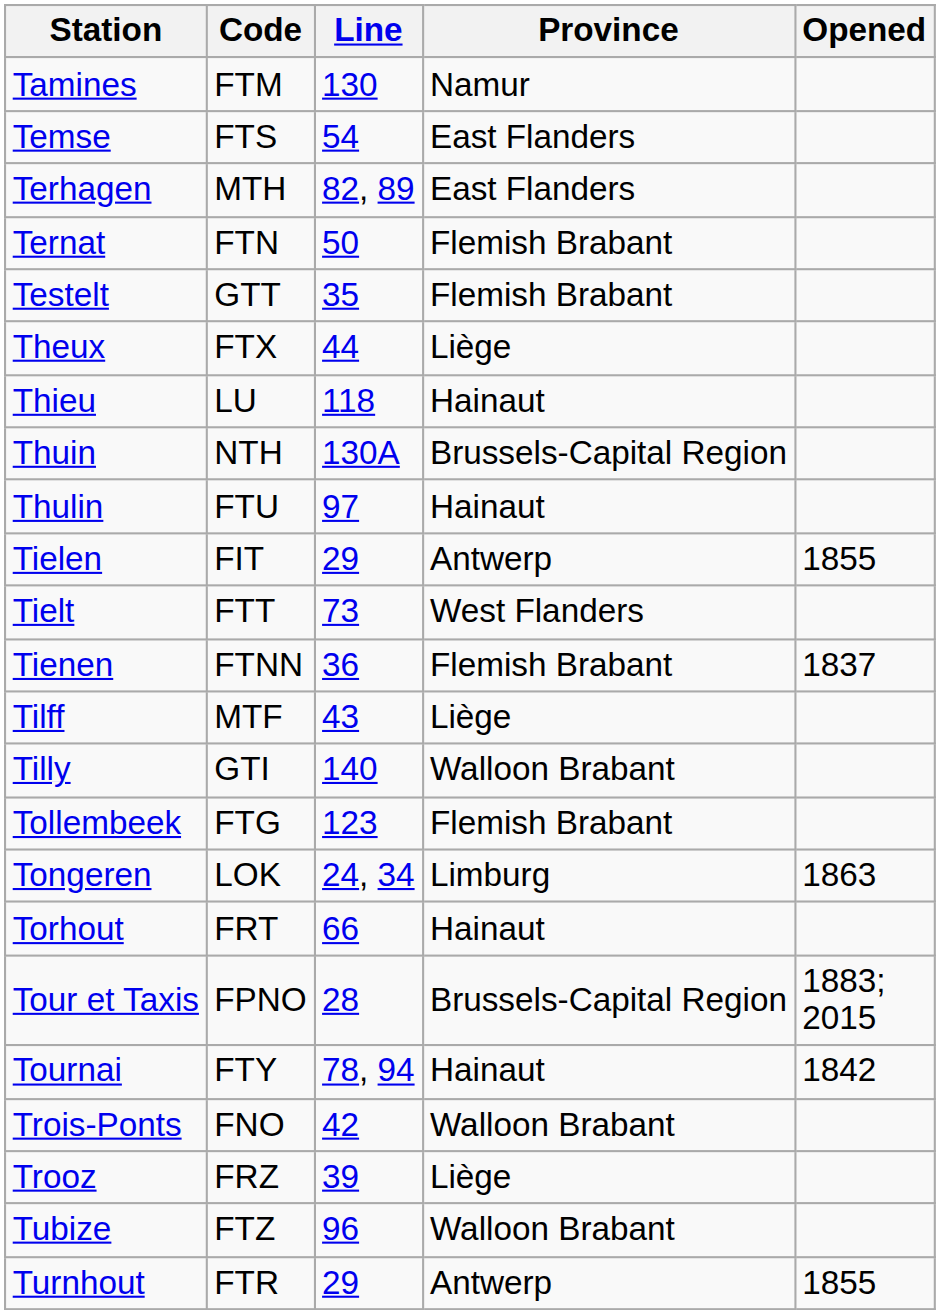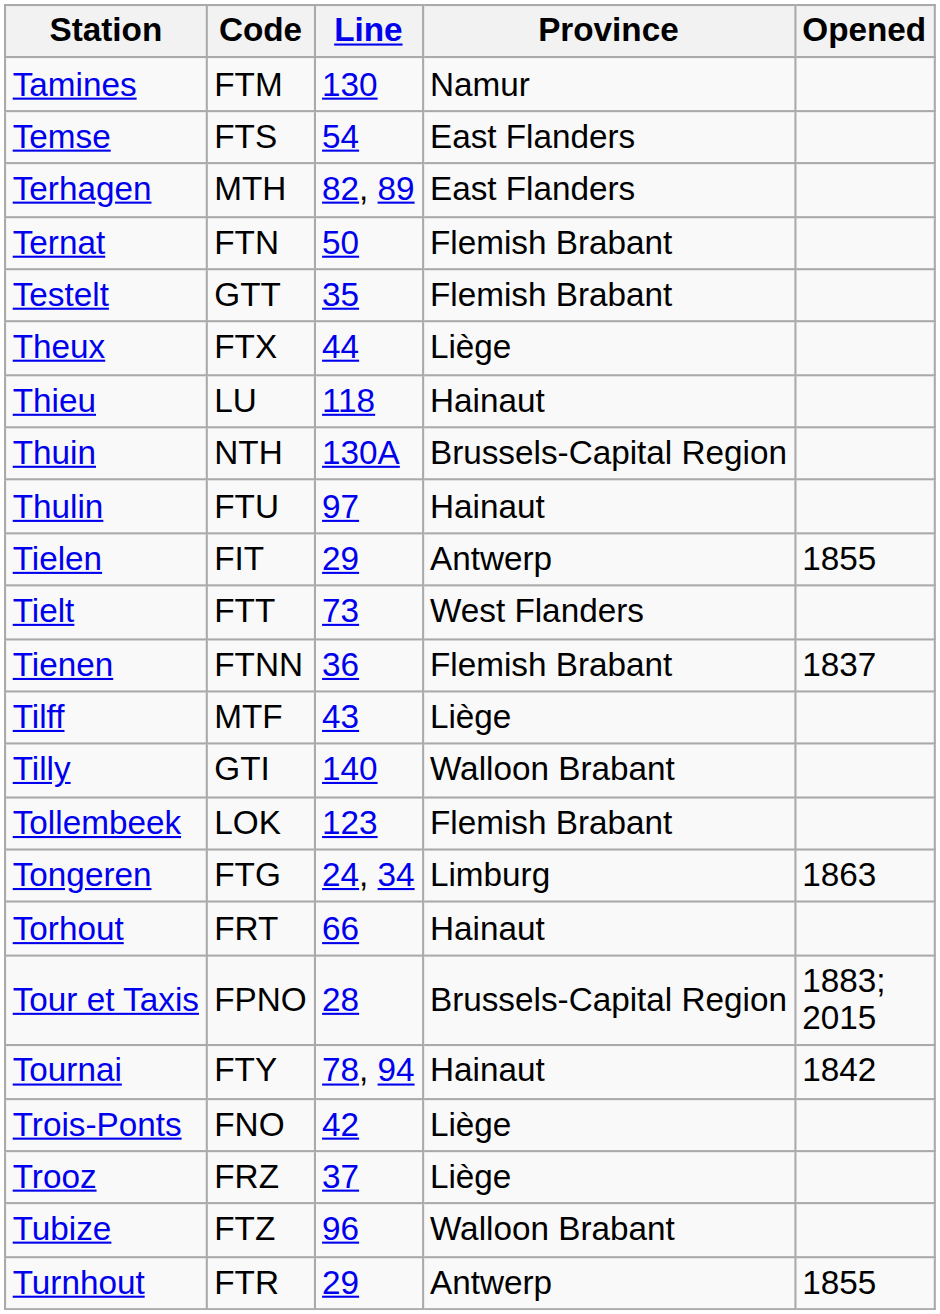(248, 822) FTG -> (248, 822) LOK
(248, 875) LOK -> (248, 875) FTG
(552, 1123) Walloon Brabant -> (471, 1123) Liège
(341, 1176) 39 -> (341, 1176) 37
